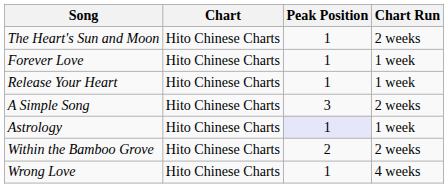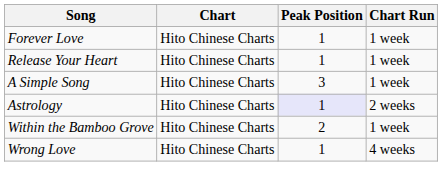- row: (84, 37)
(398, 104) 2 weeks -> (389, 82) 1 week
(395, 127) 1 week -> (392, 104) 2 weeks
(398, 149) 2 weeks -> (389, 127) 1 week
